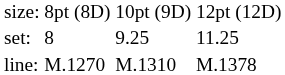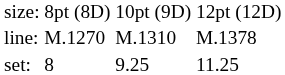rows swapped: (17, 38) <-> (21, 64)
